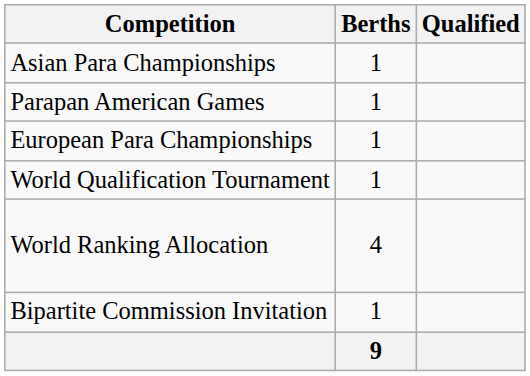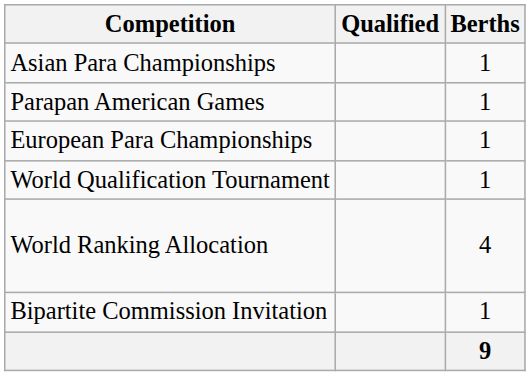columns swapped: (376, 23) <-> (471, 23)
